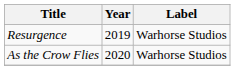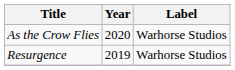rows swapped: (37, 34) <-> (53, 55)
